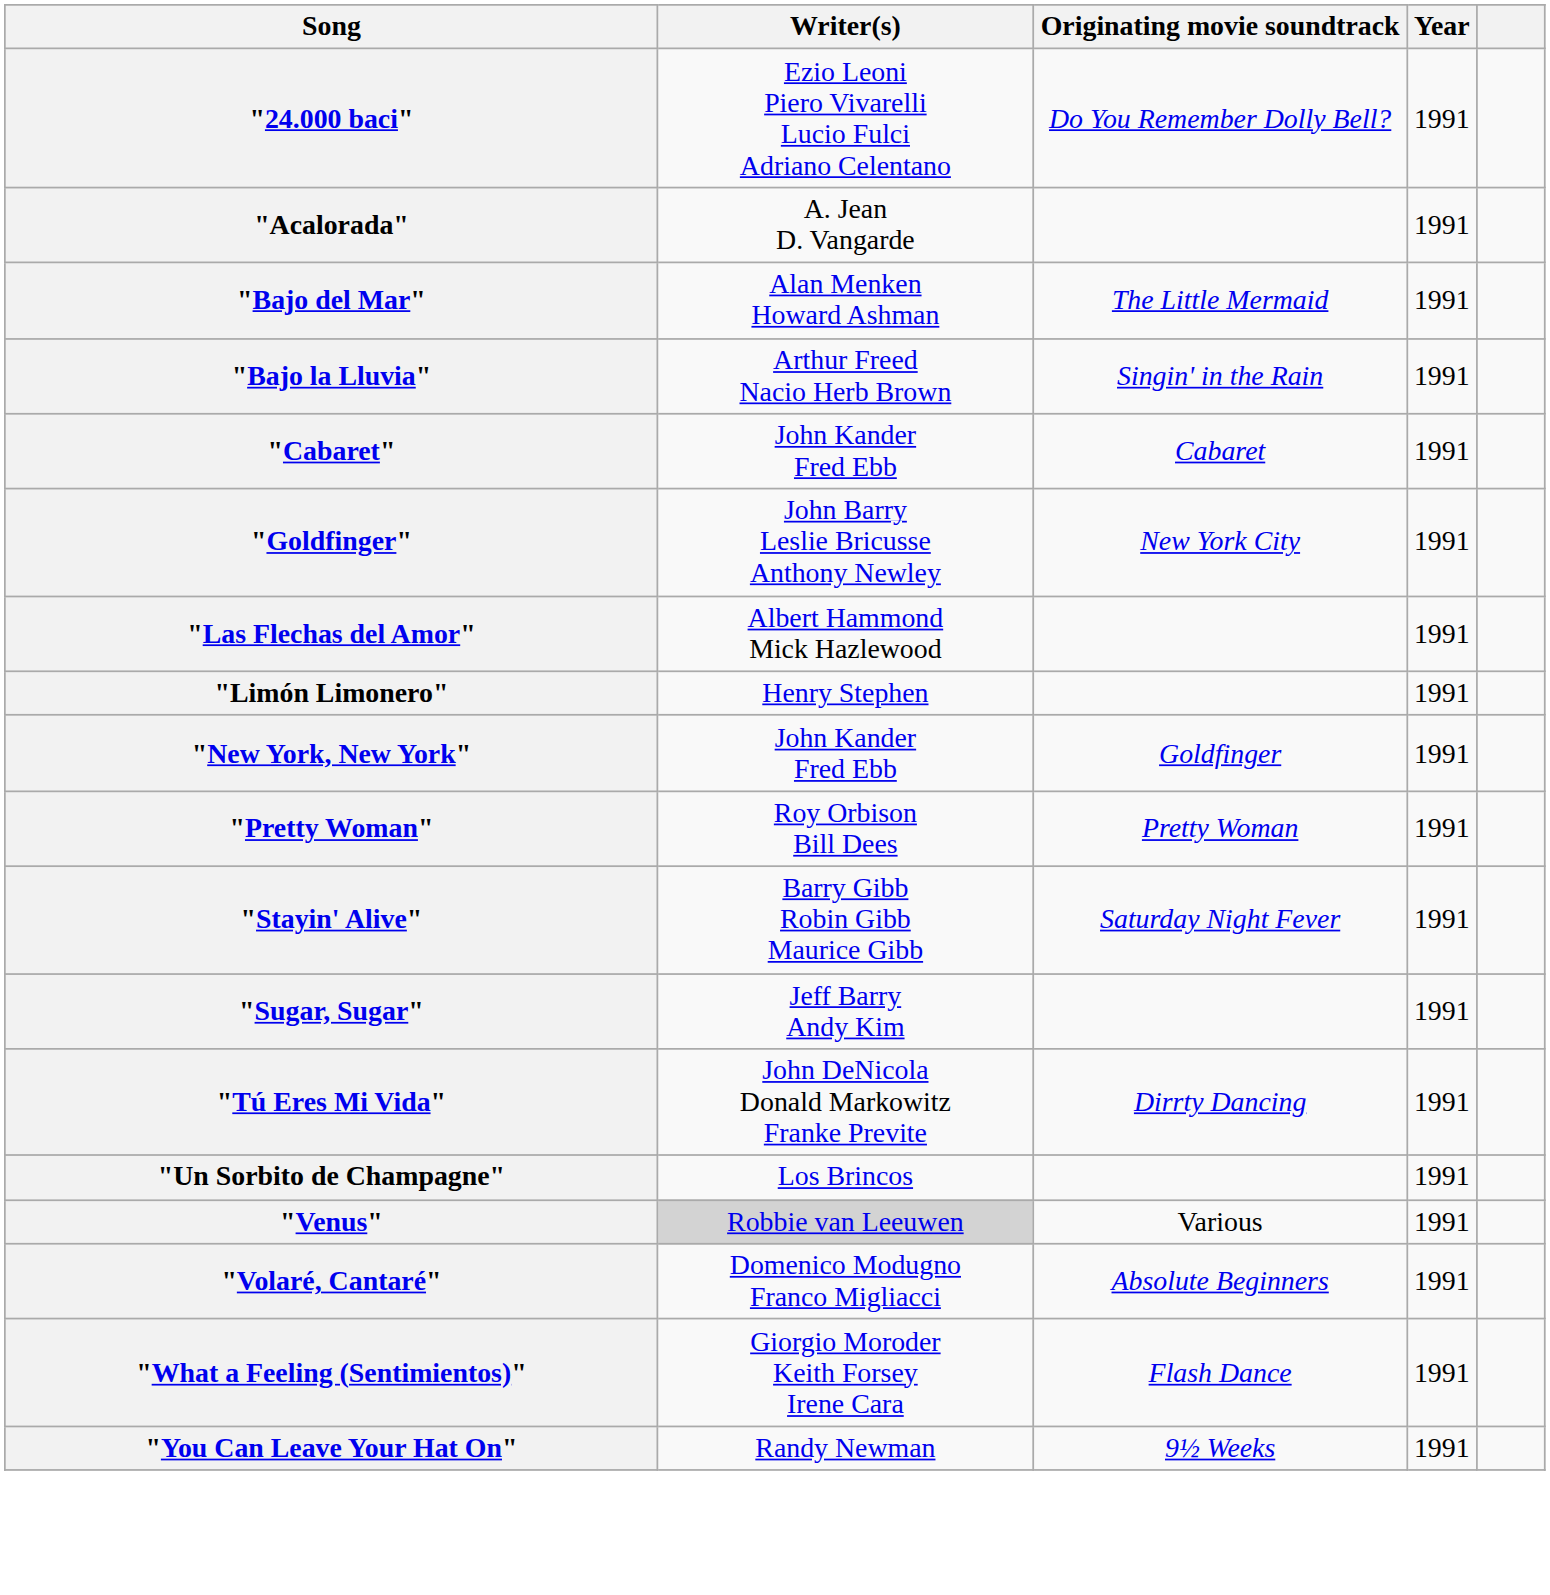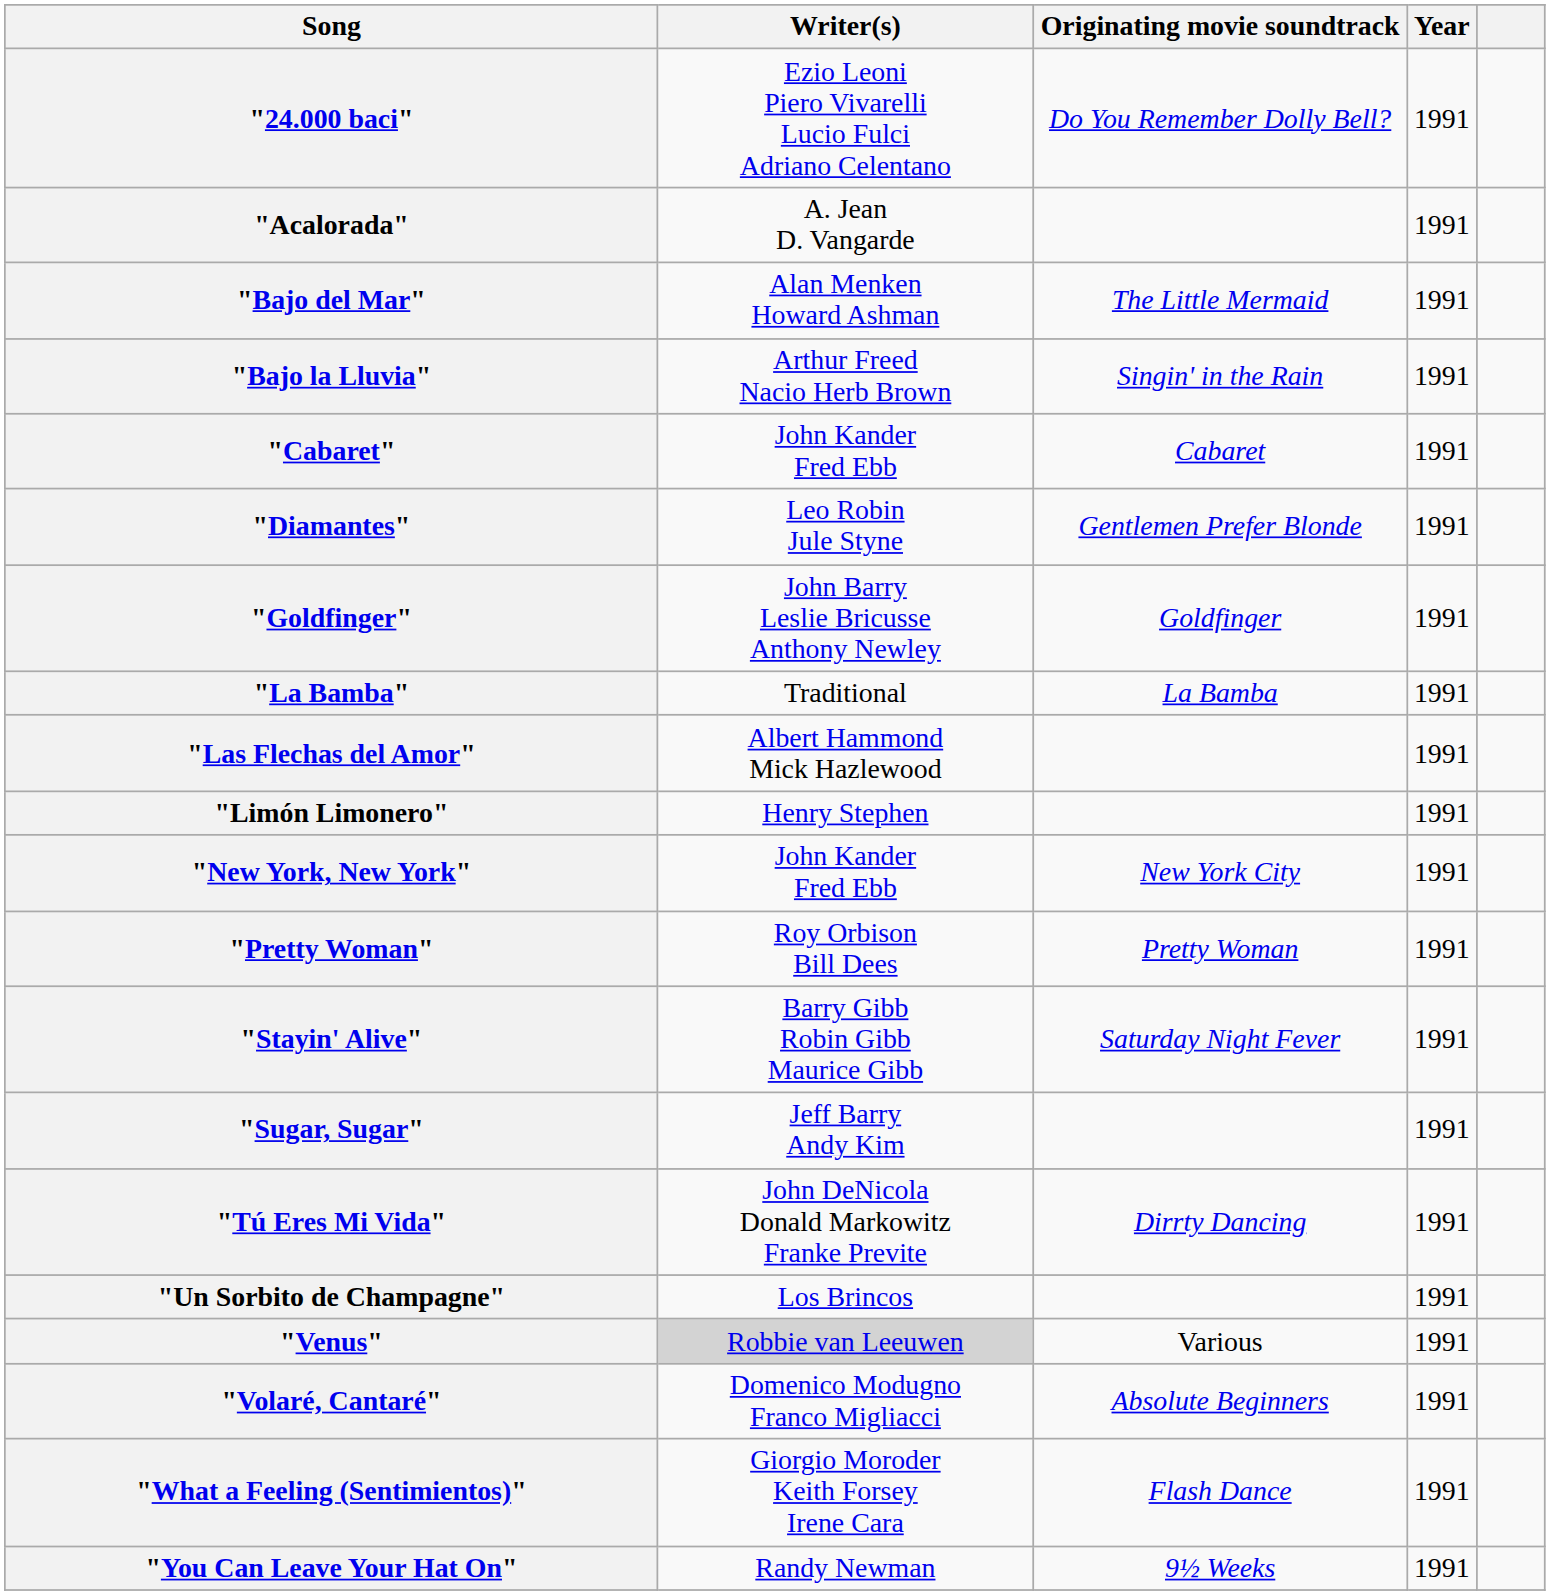+ row: (331, 526)
(1220, 542) New York City -> (1220, 617) Goldfinger
+ row: (331, 692)
(1220, 752) Goldfinger -> (1220, 872) New York City
